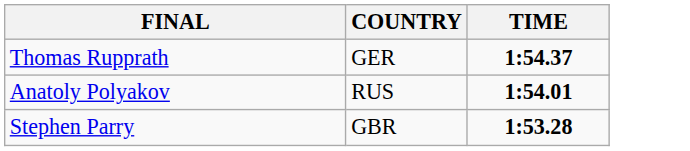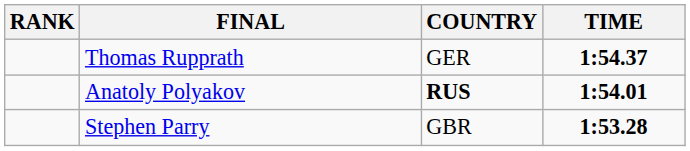+ column: (42, 22)
(373, 92) normal -> (448, 92) bold
